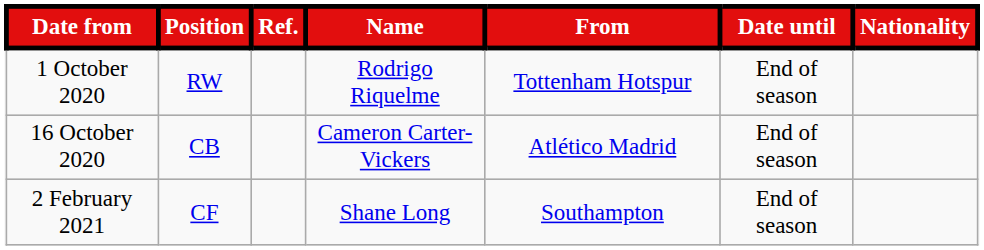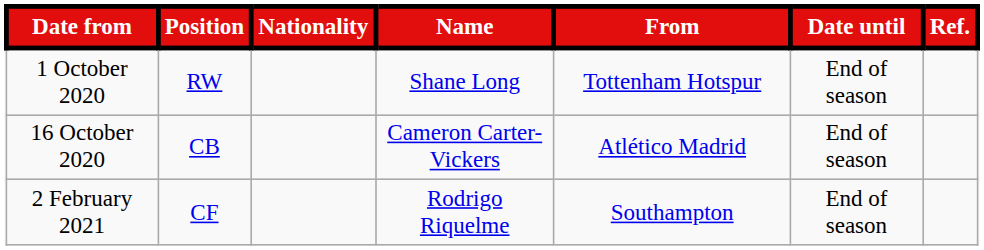columns swapped: (915, 27) <-> (278, 27)
(395, 81) Rodrigo Riquelme -> (465, 81) Shane Long
(395, 212) Shane Long -> (465, 212) Rodrigo Riquelme
